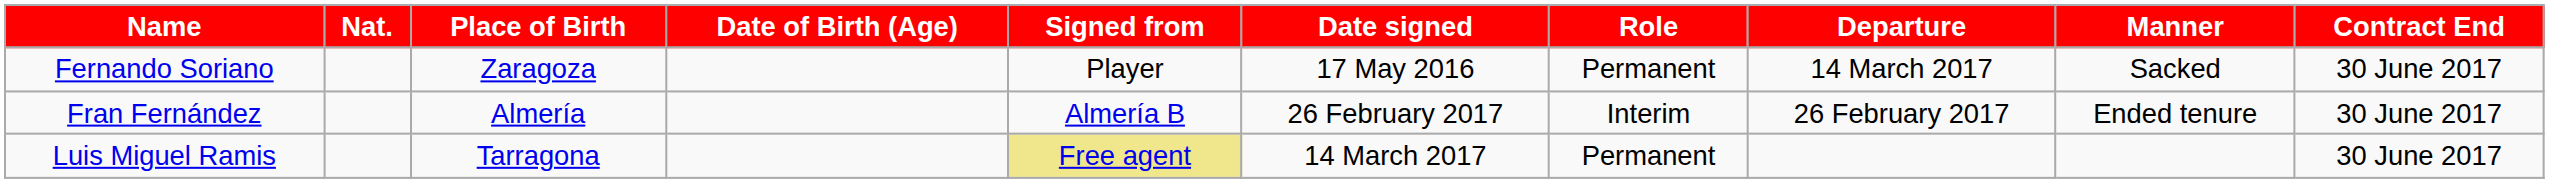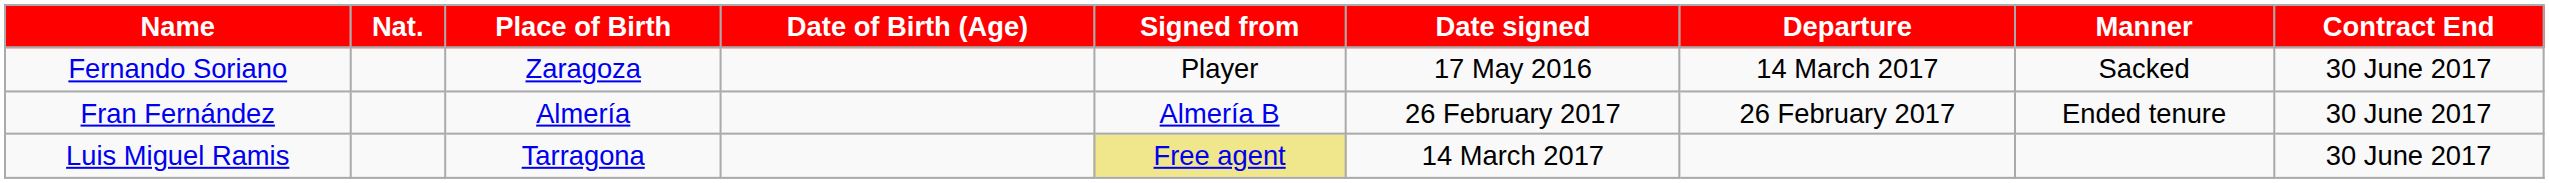- column: (1648, 26)
